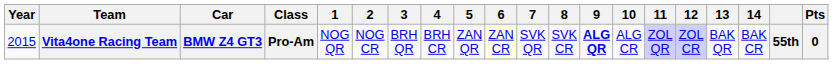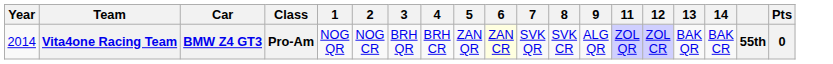- column: (629, 14)
(22, 41) 2015 -> (22, 41) 2014
(597, 41) bold -> (596, 41) normal
